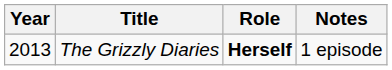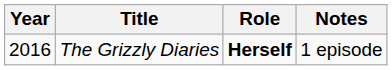(30, 49) 2013 -> (30, 49) 2016
